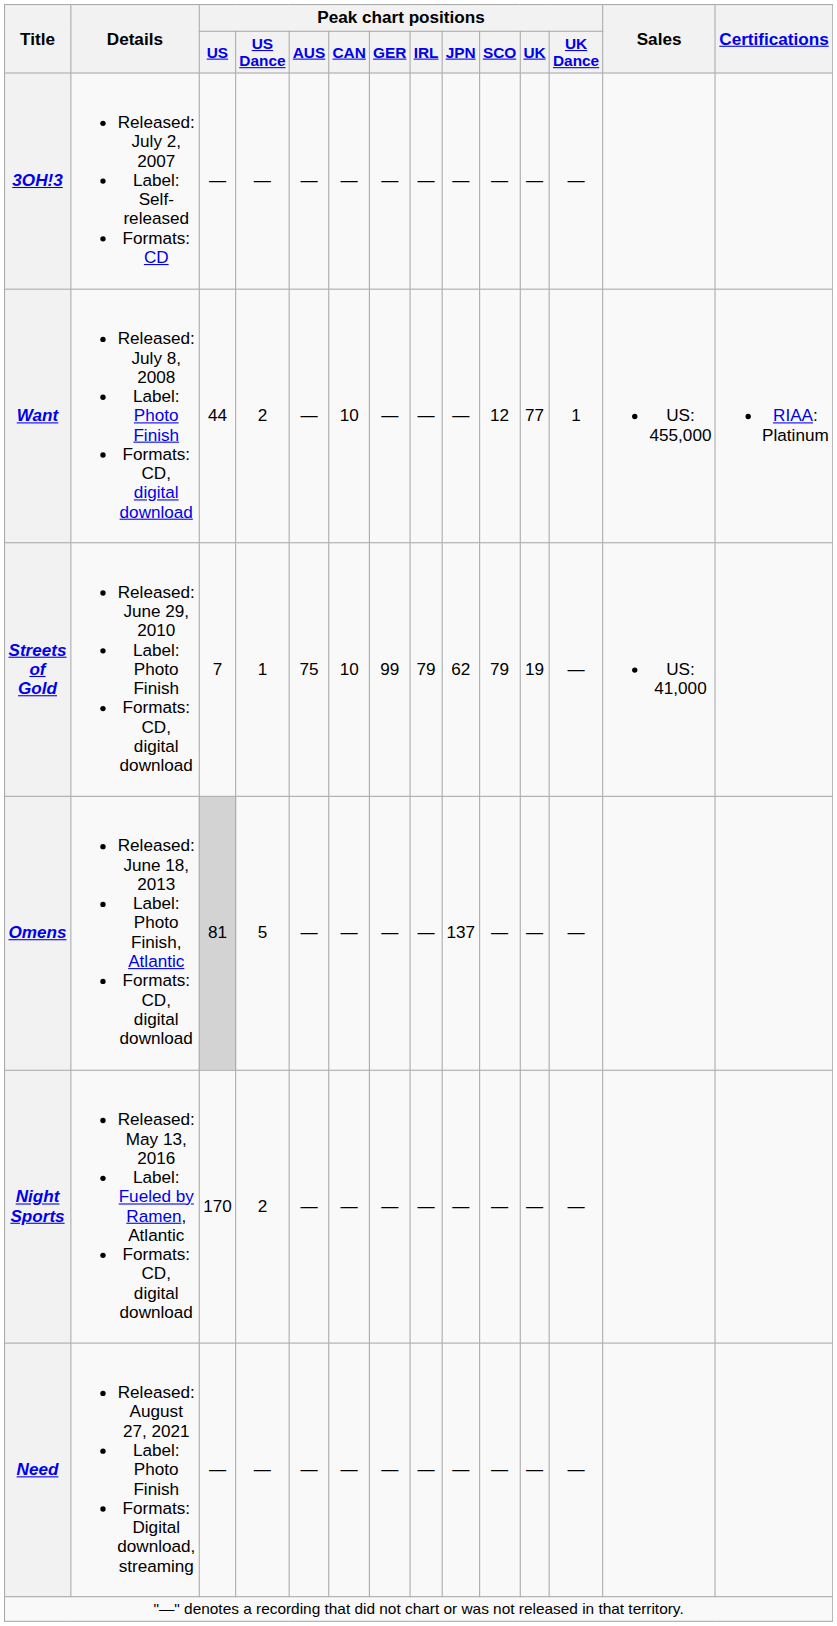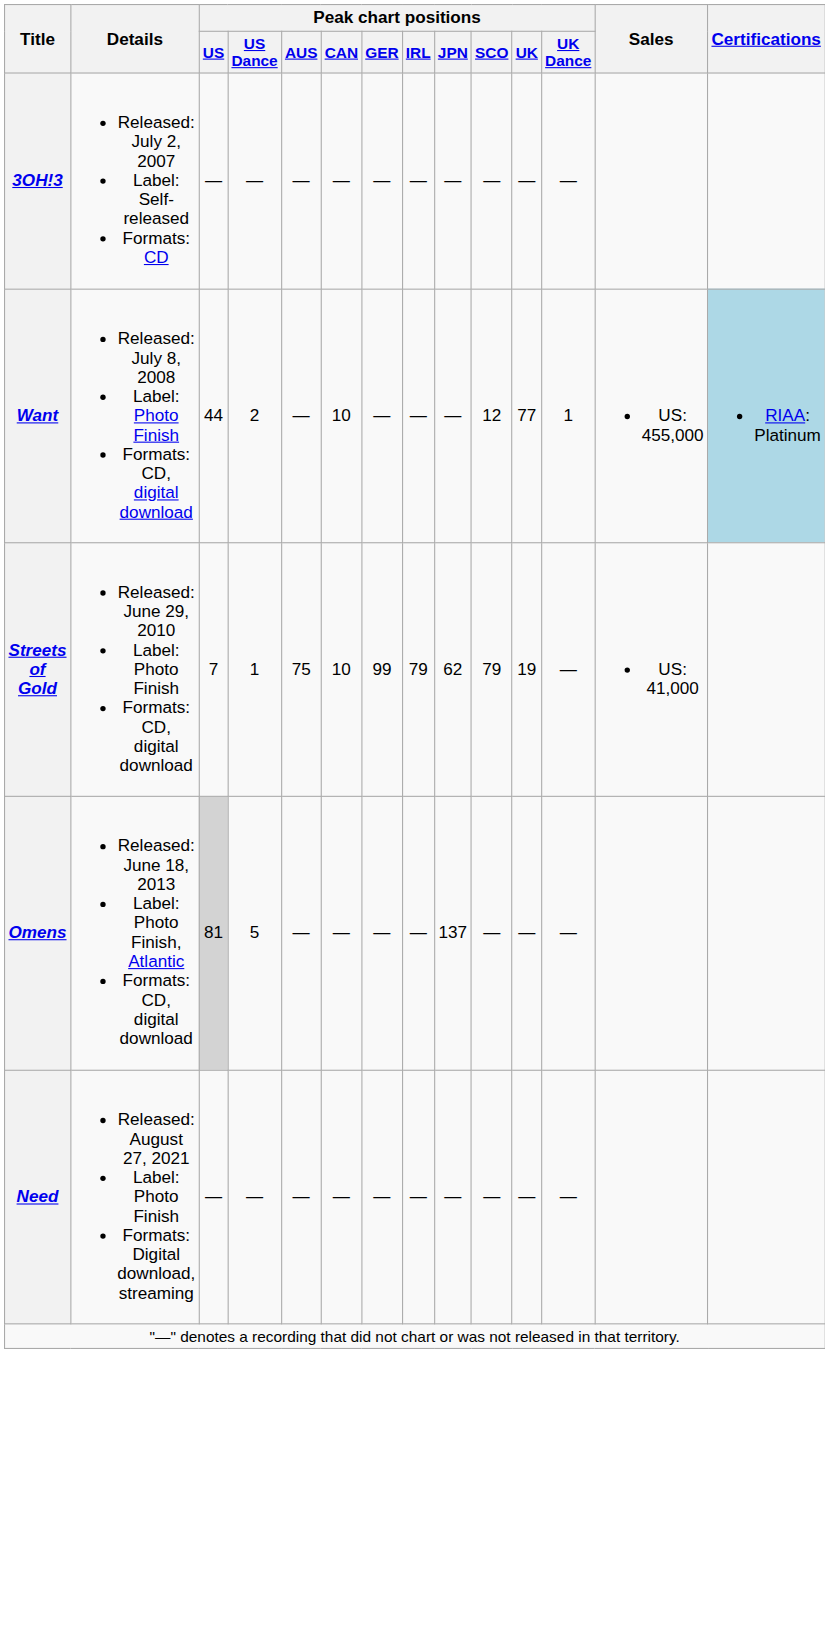(774, 425) no background -> (766, 425) lightblue background
- row: (37, 1206)
